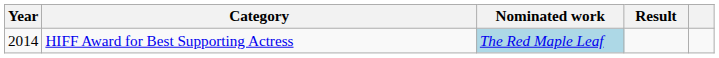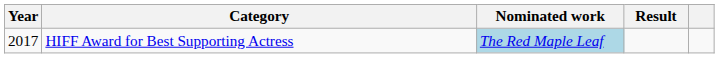(23, 40) 2014 -> (23, 40) 2017
